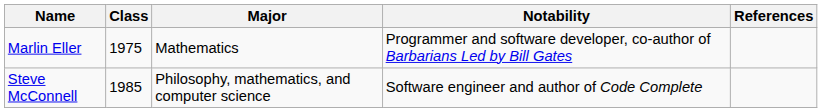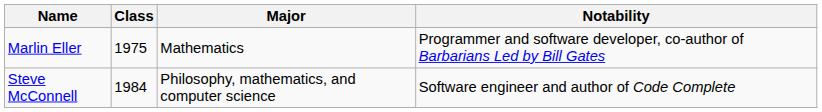- column: (774, 16)
(126, 87) 1985 -> (131, 87) 1984
